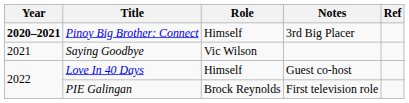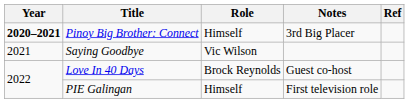(223, 70) Himself -> (242, 70) Brock Reynolds
(242, 88) Brock Reynolds -> (223, 88) Himself
